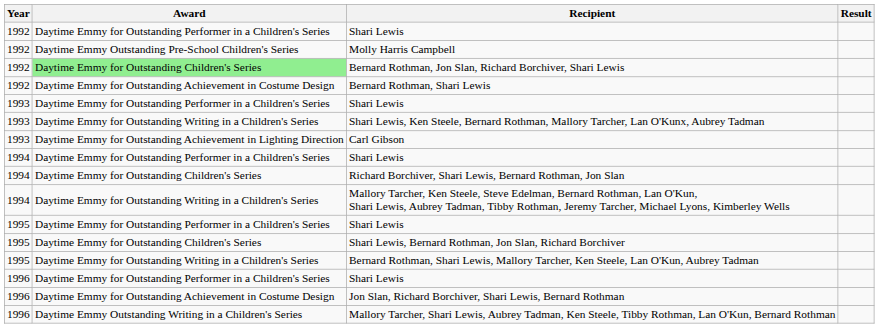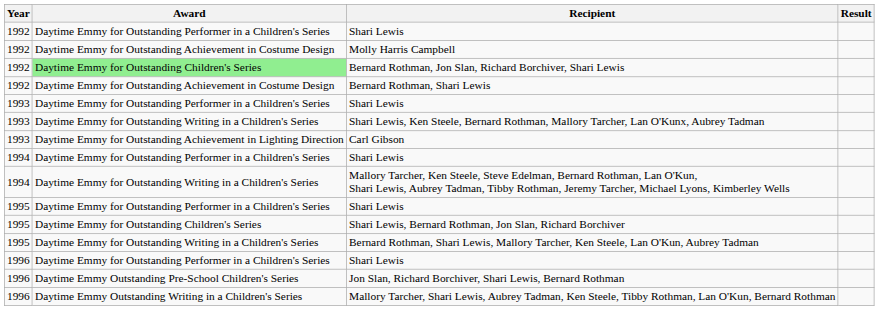(167, 49) Daytime Emmy Outstanding Pre-School Children's Series -> (185, 49) Daytime Emmy for Outstanding Achievement in Costume Design
- row: (18, 175)
(185, 296) Daytime Emmy for Outstanding Achievement in Costume Design -> (167, 278) Daytime Emmy Outstanding Pre-School Children's Series
